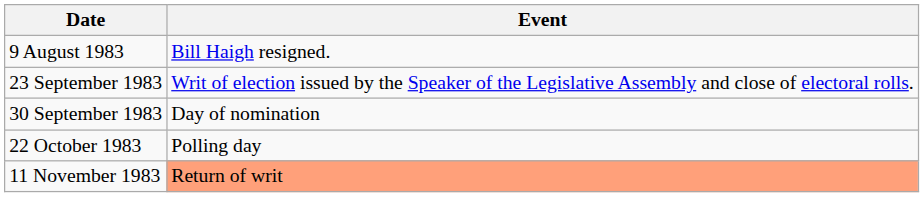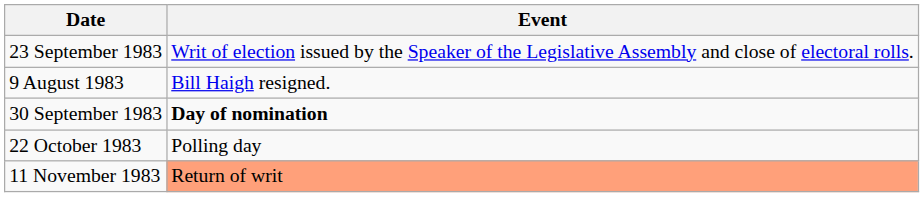rows swapped: (67, 51) <-> (86, 82)
(246, 113) normal -> (249, 113) bold
